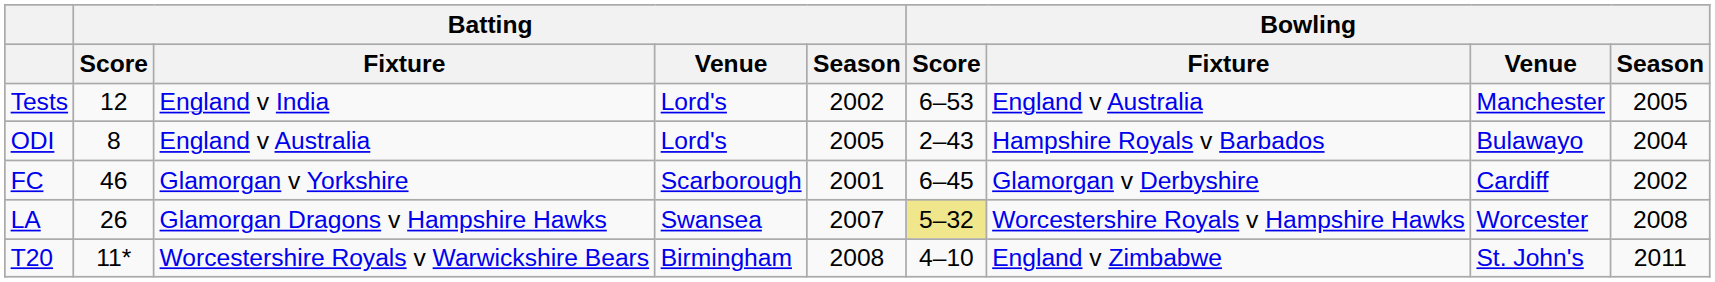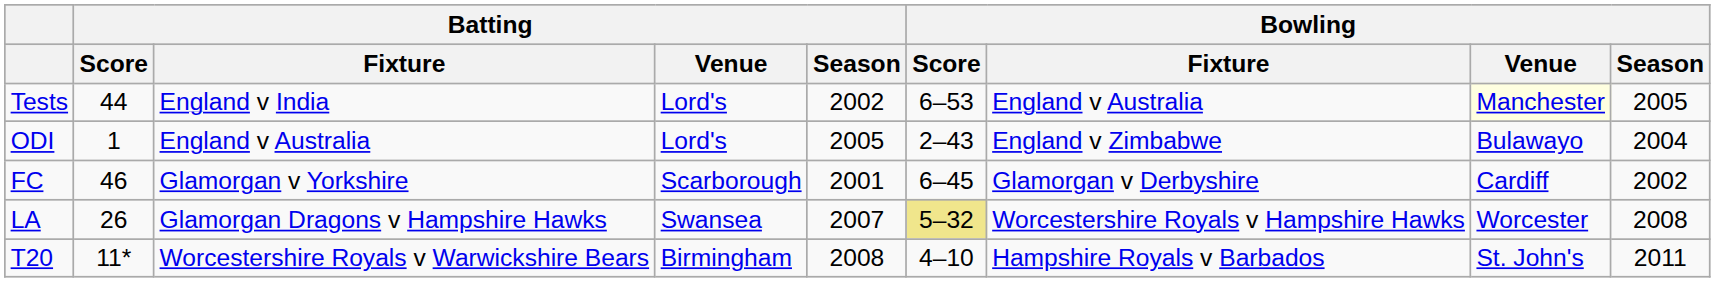(114, 103) 12 -> (114, 103) 44
(1541, 103) no background -> (1541, 103) lightyellow background
(114, 141) 8 -> (114, 141) 1
(1158, 141) Hampshire Royals v Barbados -> (1107, 141) England v Zimbabwe
(1107, 258) England v Zimbabwe -> (1158, 258) Hampshire Royals v Barbados
